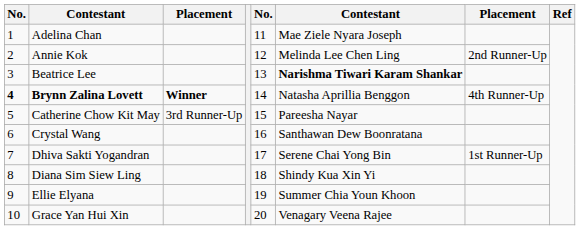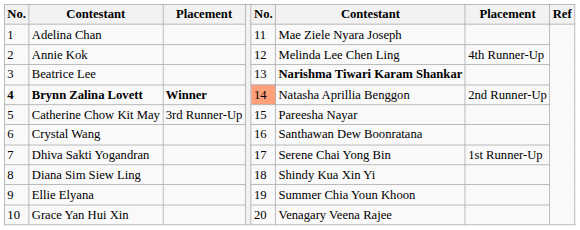(508, 54) 2nd Runner-Up -> (506, 54) 4th Runner-Up
(260, 94) no background -> (260, 94) lightsalmon background
(506, 94) 4th Runner-Up -> (508, 94) 2nd Runner-Up
